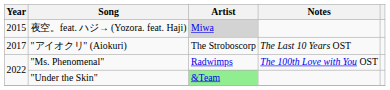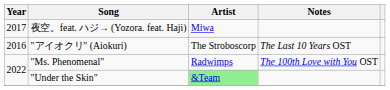(16, 28) 2015 -> (16, 28) 2017
(202, 28) lightgrey background -> (202, 28) no background
(16, 45) 2017 -> (16, 45) 2016
